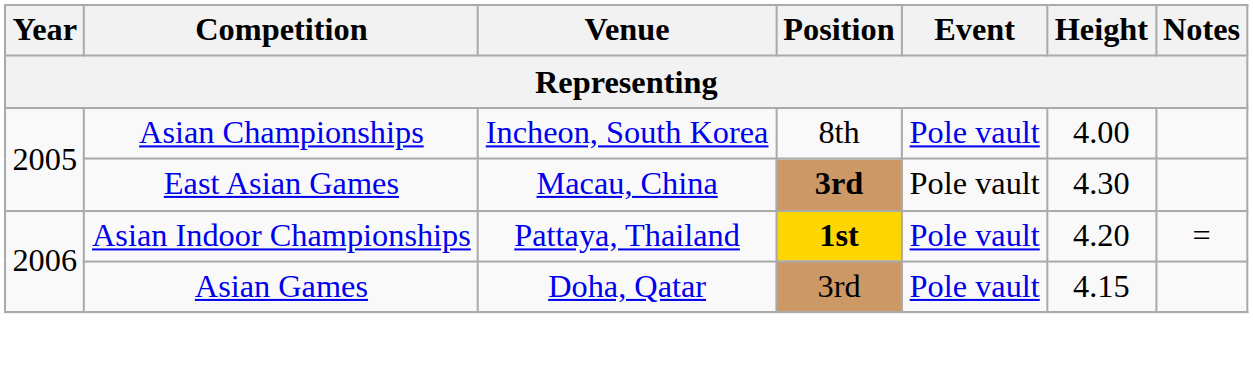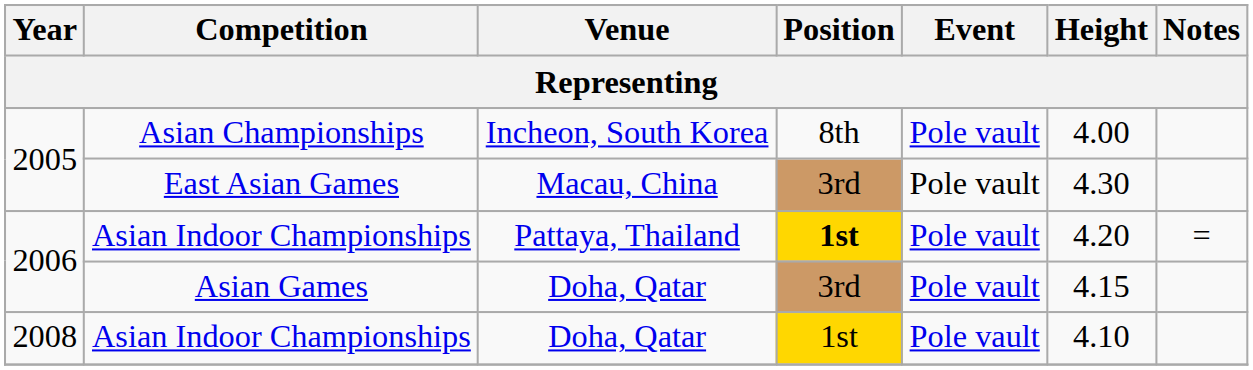(839, 183) bold -> (839, 183) normal
+ row: (281, 337)
